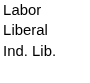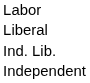+ row: (44, 71)
